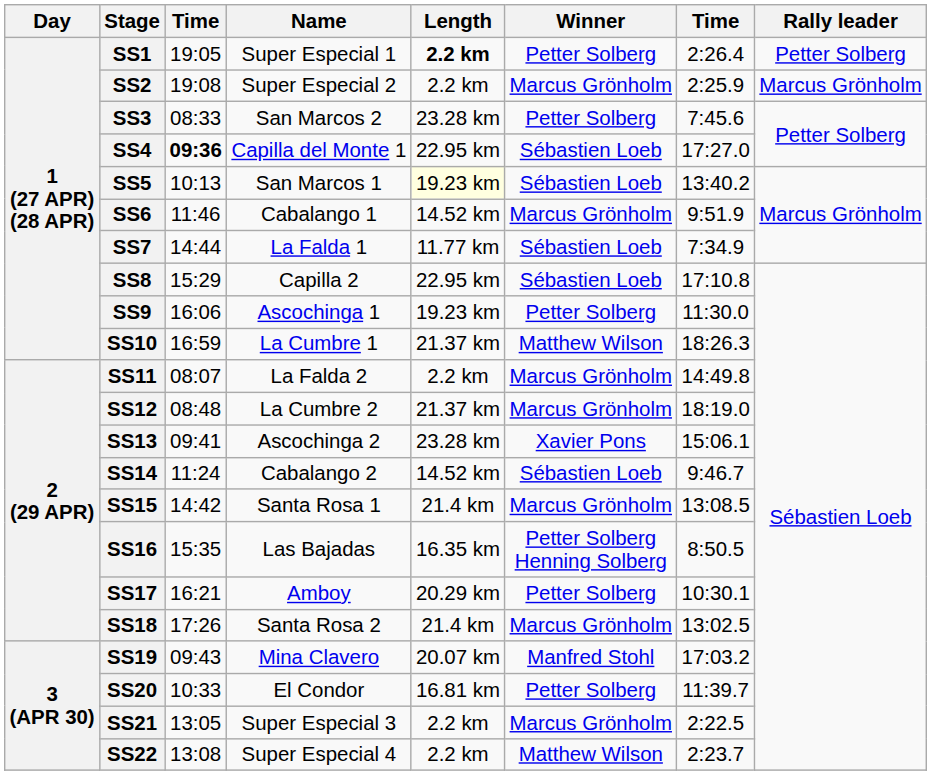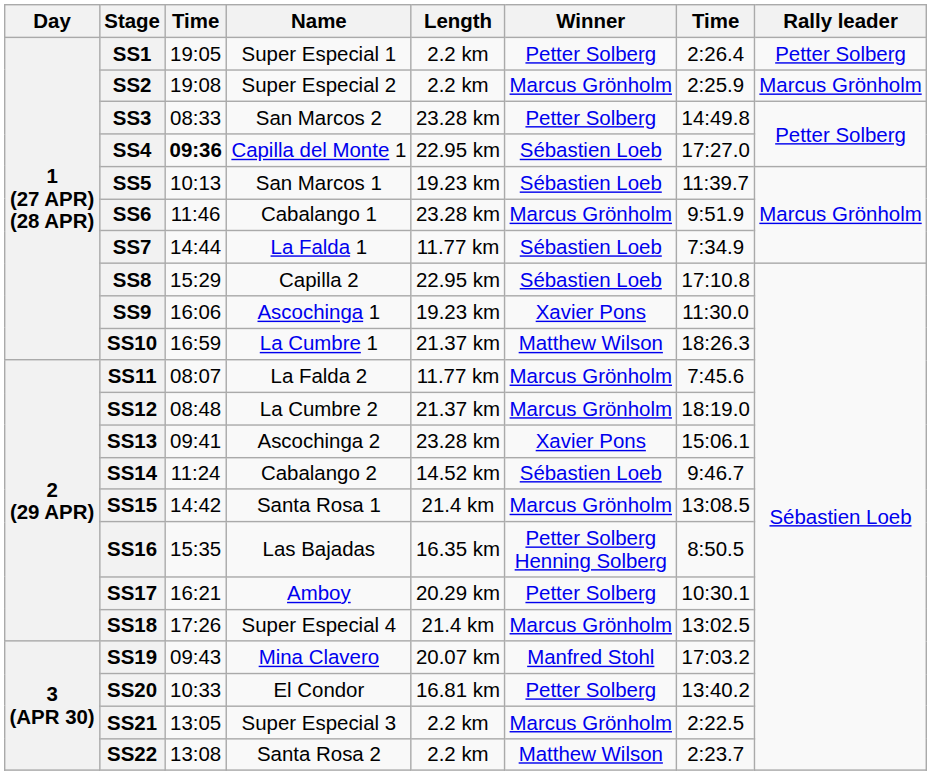(458, 54) bold -> (458, 54) normal
(716, 118) 7:45.6 -> (716, 118) 14:49.8
(458, 183) lightyellow background -> (458, 183) no background
(716, 183) 13:40.2 -> (716, 183) 11:39.7
(458, 215) 14.52 km -> (458, 215) 23.28 km
(591, 312) Petter Solberg -> (591, 312) Xavier Pons
(458, 377) 2.2 km -> (458, 377) 11.77 km
(716, 377) 14:49.8 -> (716, 377) 7:45.6
(319, 625) Santa Rosa 2 -> (319, 625) Super Especial 4
(716, 690) 11:39.7 -> (716, 690) 13:40.2
(319, 755) Super Especial 4 -> (319, 755) Santa Rosa 2
